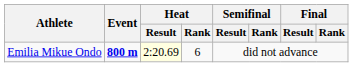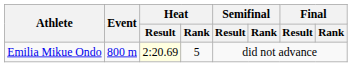(122, 52) bold -> (122, 52) normal
(197, 52) 6 -> (197, 52) 5
